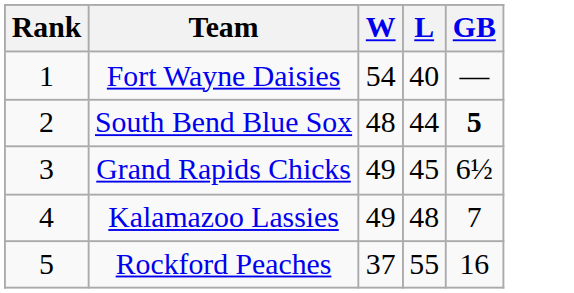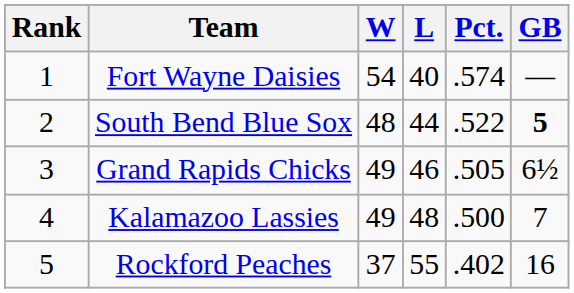+ column: (479, 28)
(424, 169) 45 -> (424, 169) 46
